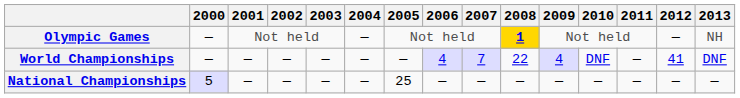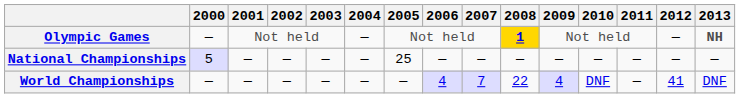(715, 38) normal -> (715, 38) bold
rows swapped: (97, 60) <-> (97, 82)
